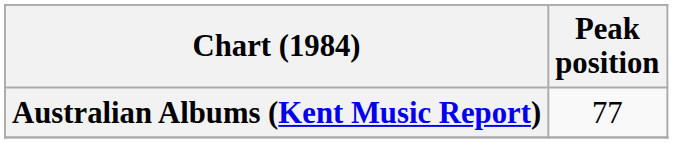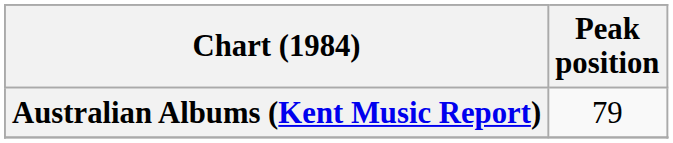(607, 112) 77 -> (607, 112) 79
